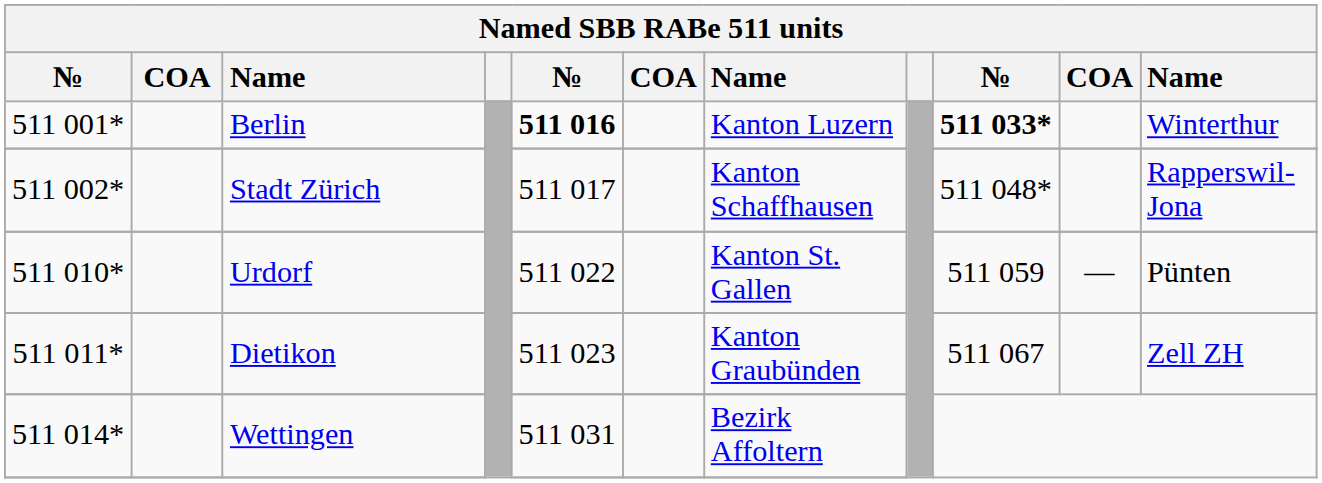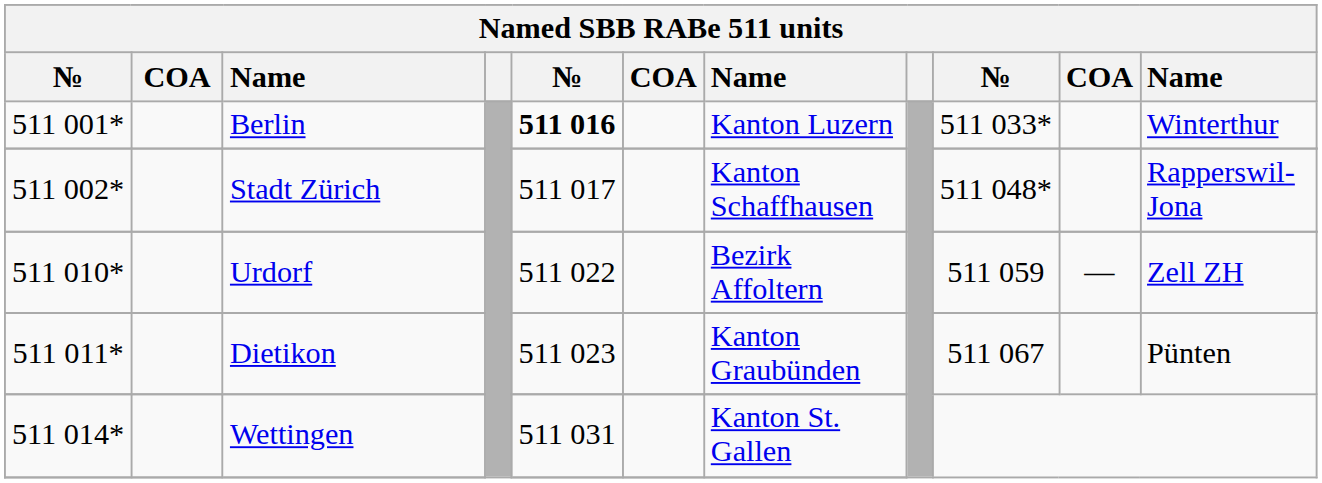(996, 124) bold -> (996, 124) normal
(775, 271) Kanton St. Gallen -> (767, 271) Bezirk Affoltern
(1189, 271) Pünten -> (1195, 271) Zell ZH
(1195, 353) Zell ZH -> (1189, 353) Pünten
(767, 435) Bezirk Affoltern -> (775, 435) Kanton St. Gallen
